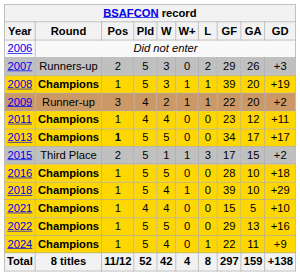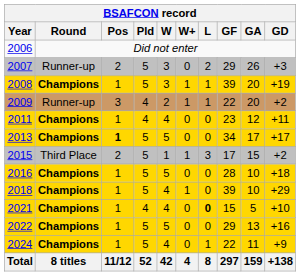(69, 66) Runners-up -> (69, 66) Runner-up
(208, 208) normal -> (208, 208) bold
